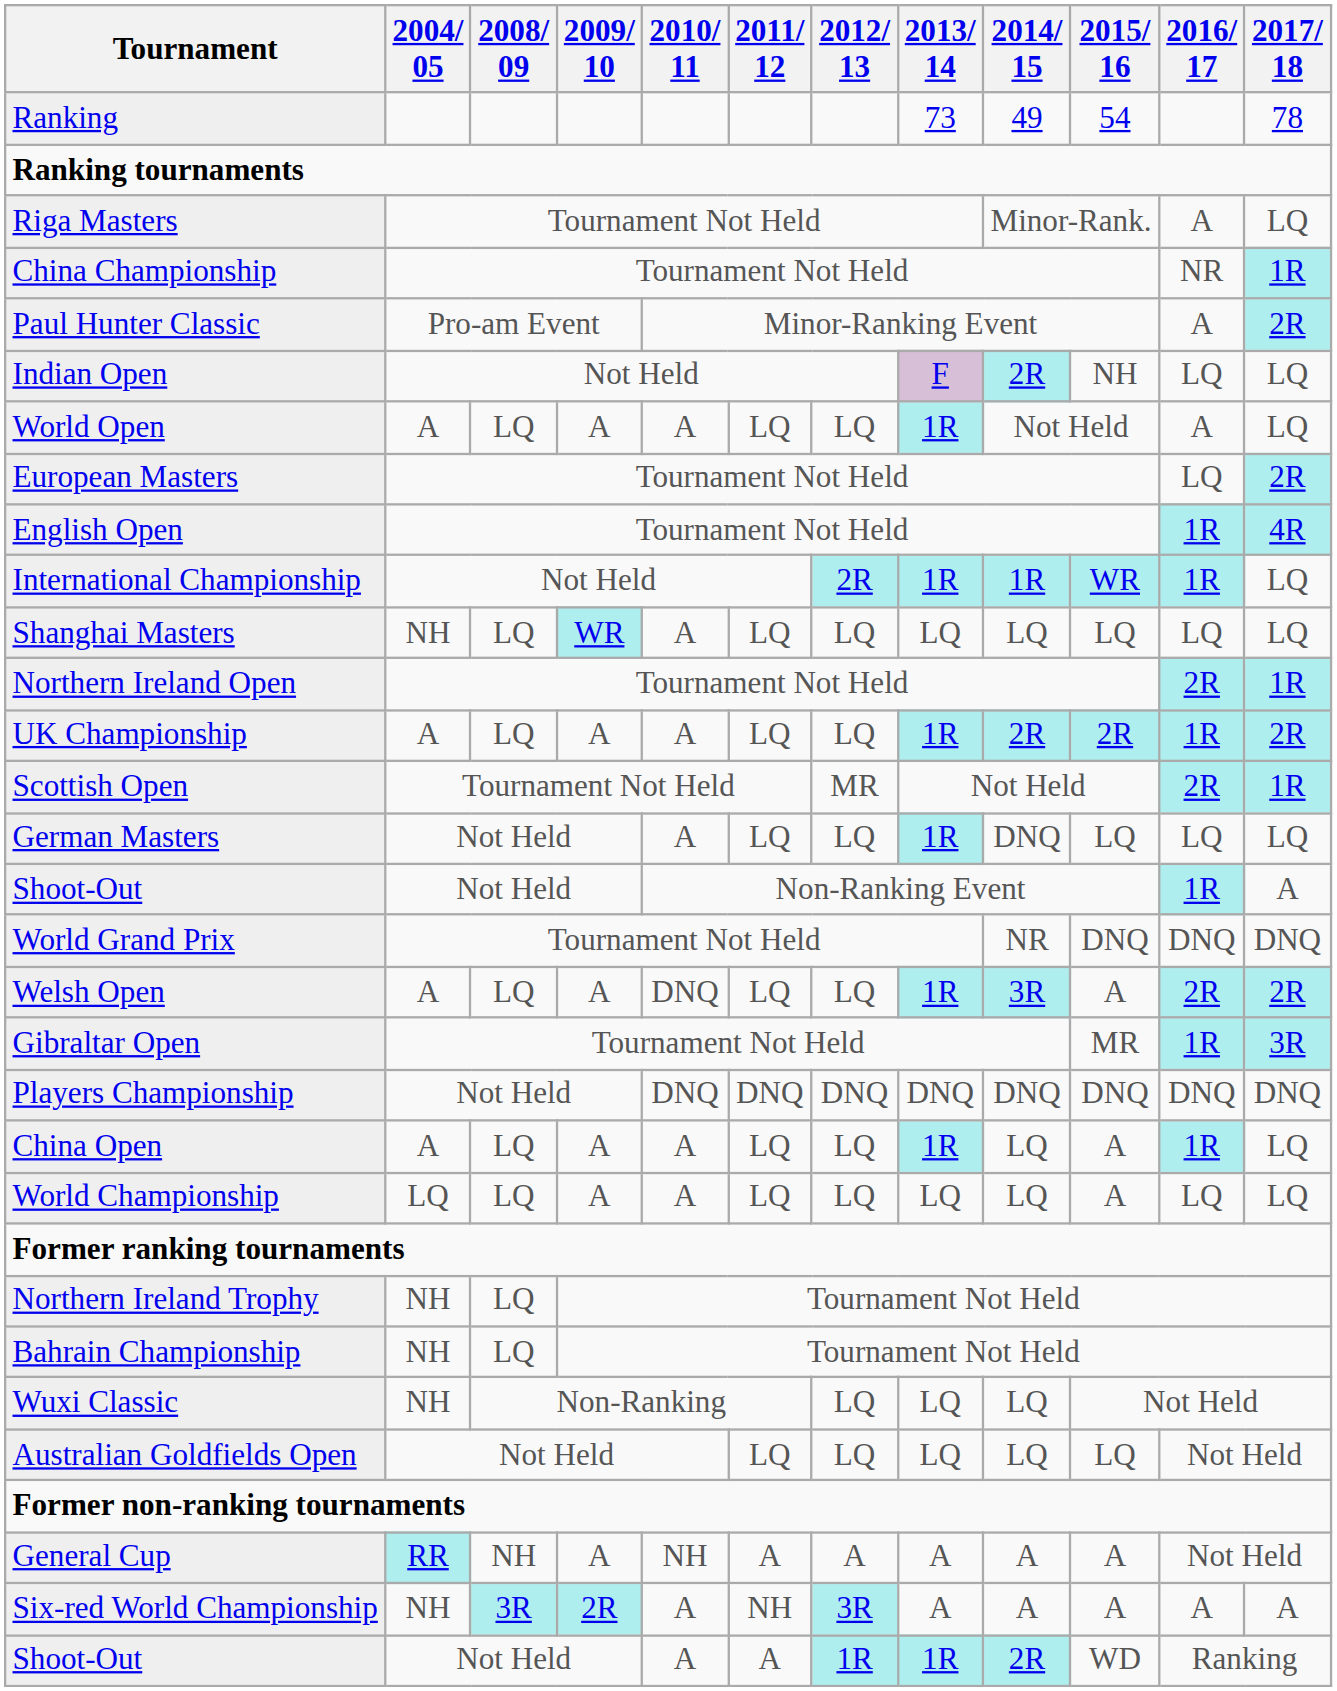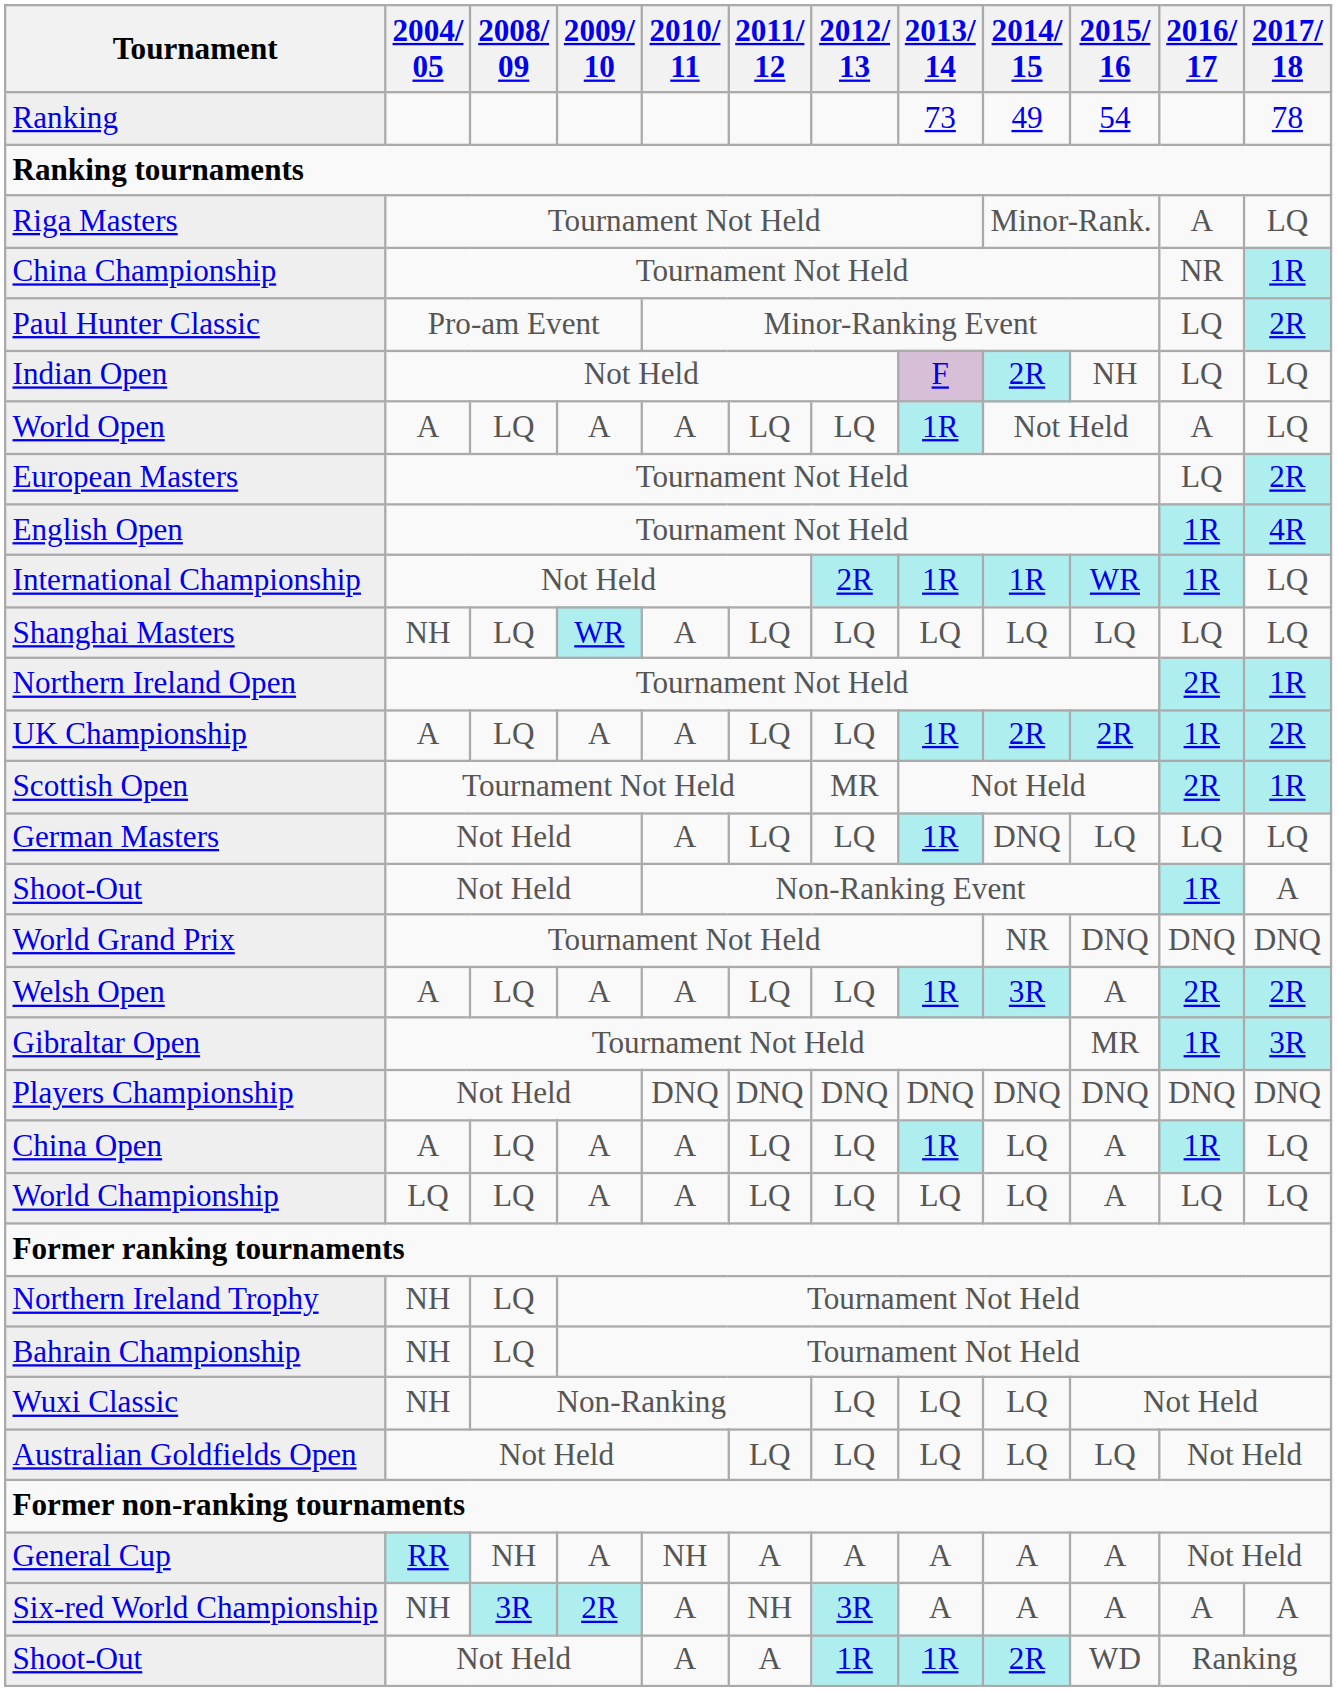(1202, 323) A -> (1202, 323) LQ
(685, 991) DNQ -> (685, 991) A
